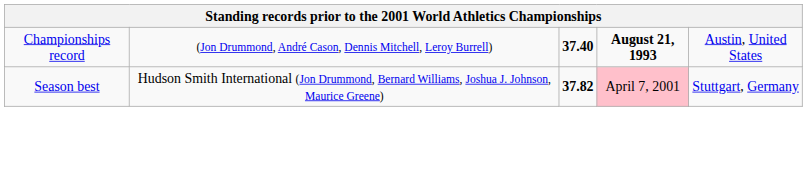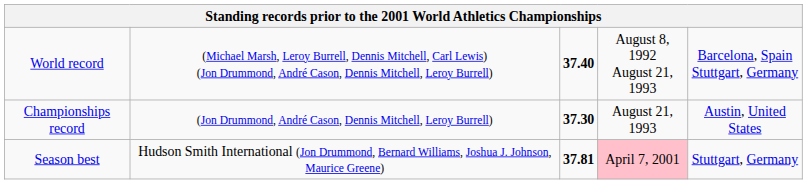+ row: (67, 63)
(578, 46) 37.40 -> (579, 119) 37.30
(643, 46) bold -> (642, 119) normal
(578, 86) 37.82 -> (579, 159) 37.81
